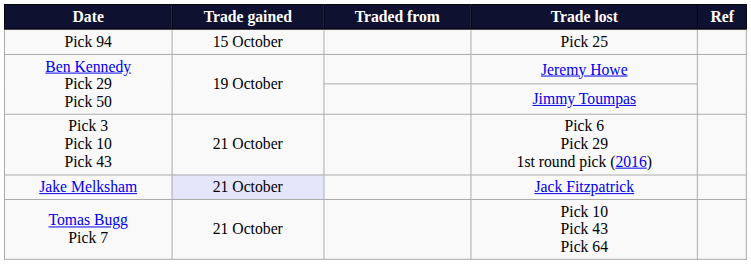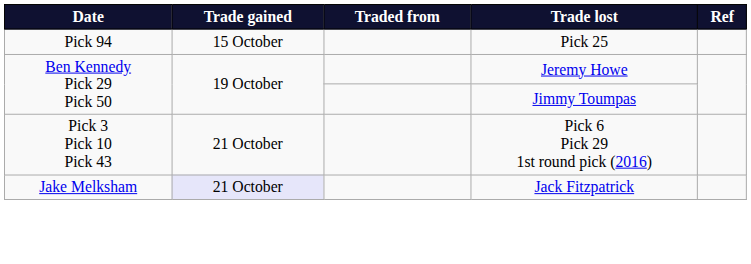- row: (584, 229)
